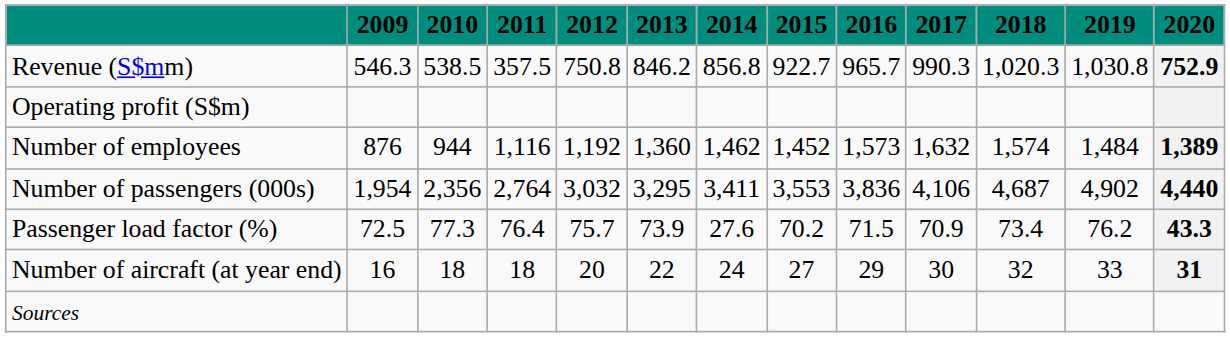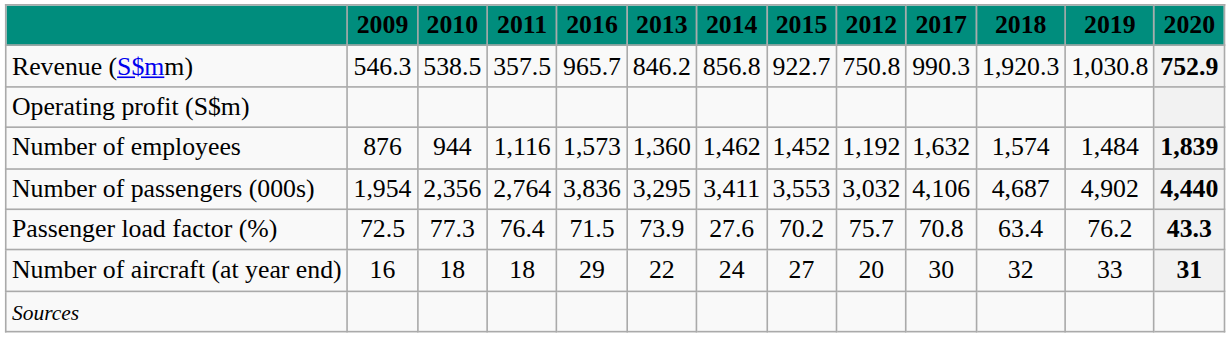columns swapped: (592, 24) <-> (871, 24)
(1021, 65) 1,020.3 -> (1021, 65) 1,920.3
(1189, 147) 1,389 -> (1189, 147) 1,839
(941, 229) 70.9 -> (941, 229) 70.8
(1021, 229) 73.4 -> (1021, 229) 63.4
